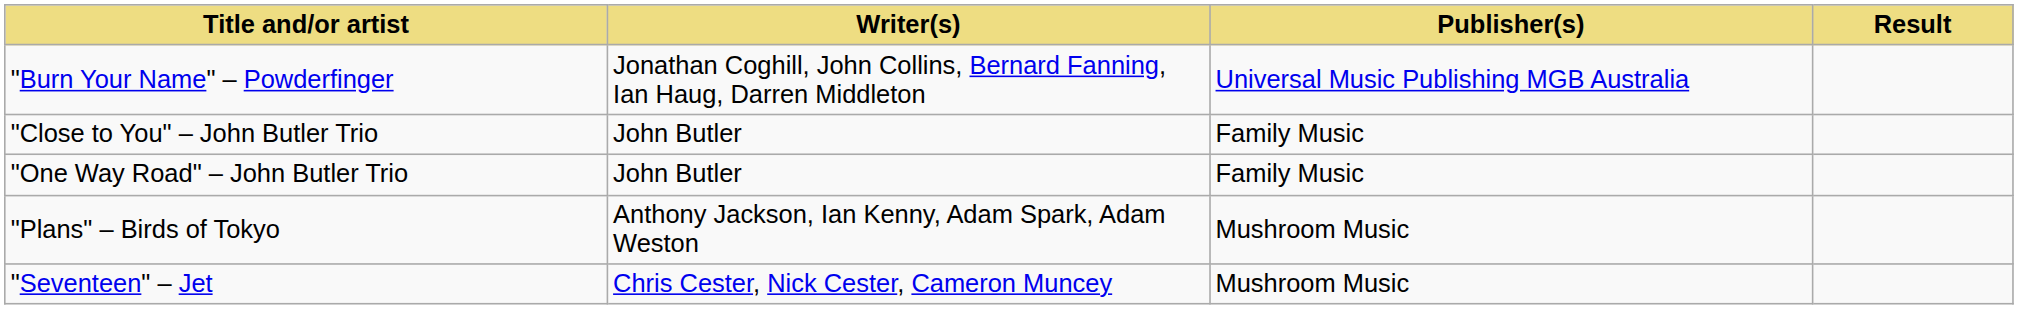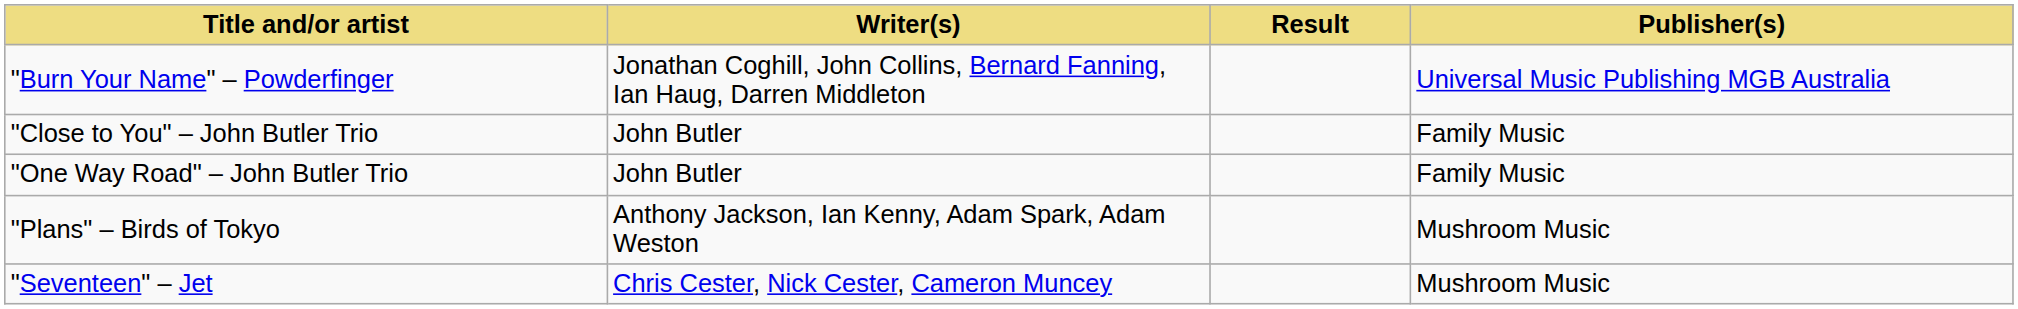columns swapped: (1511, 24) <-> (1913, 24)
